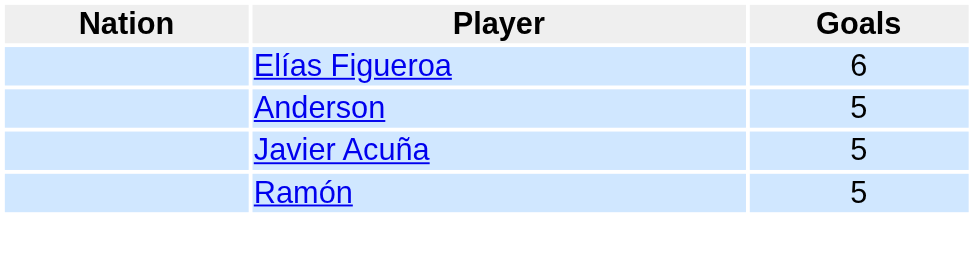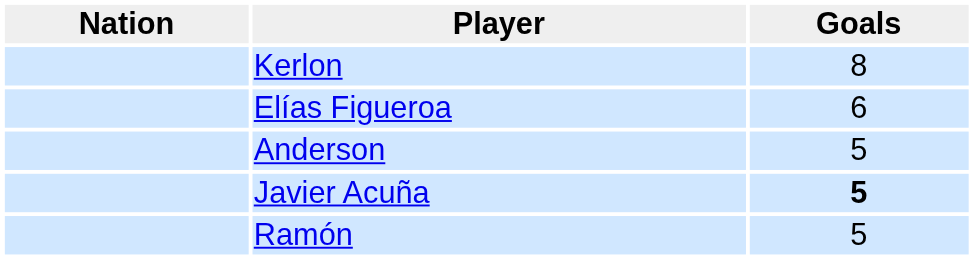+ row: (298, 65)
(859, 150) normal -> (859, 192) bold
